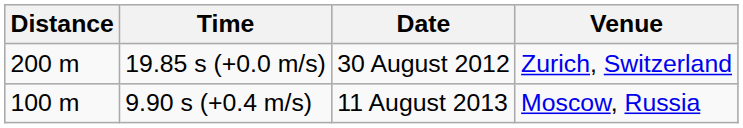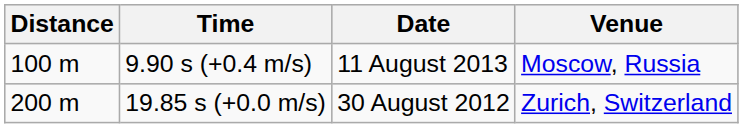rows swapped: (219, 102) <-> (226, 63)
